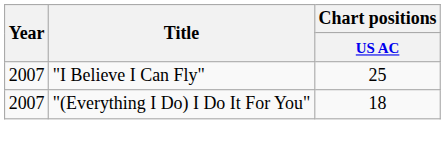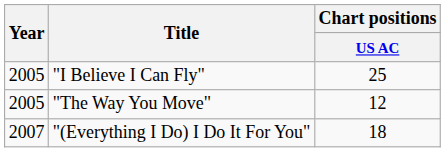(27, 75) 2007 -> (27, 75) 2005
+ row: (132, 103)
